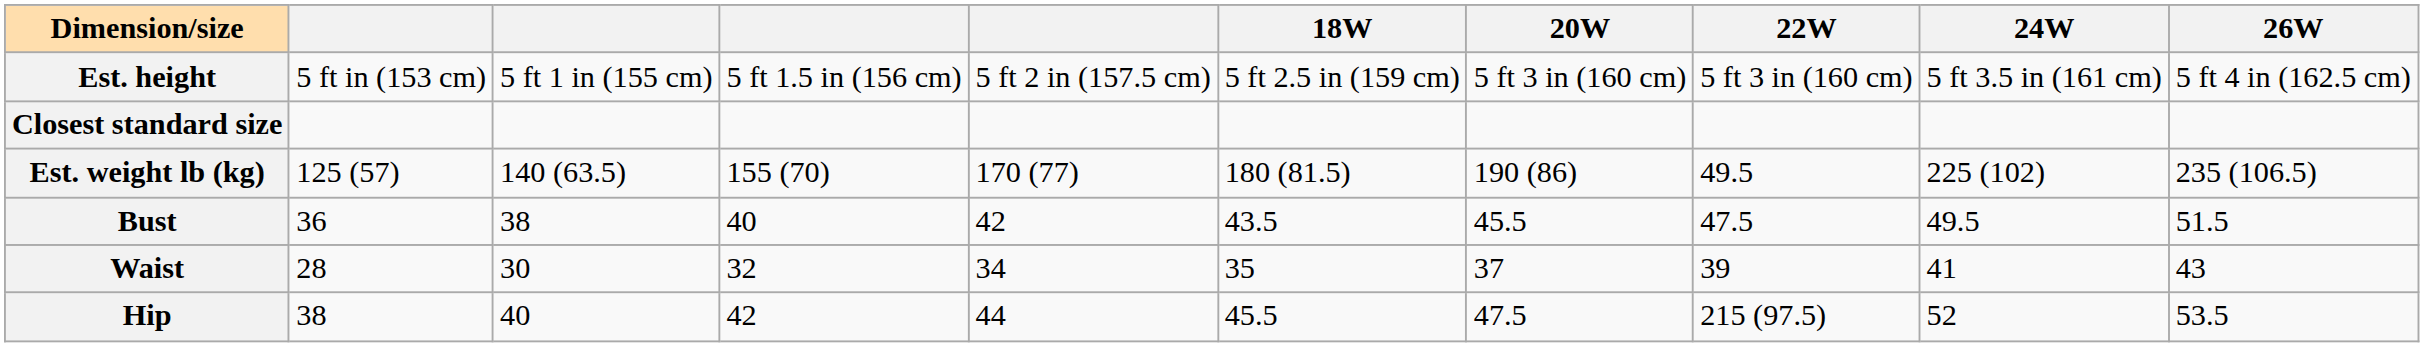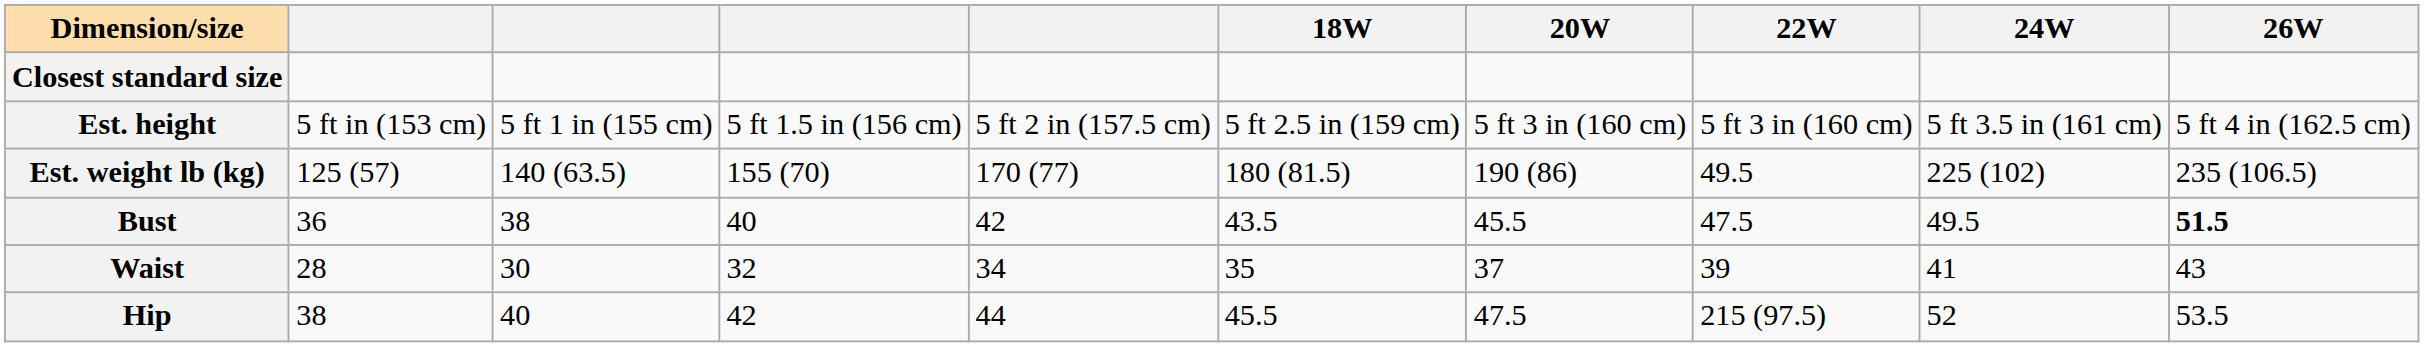rows swapped: (147, 124) <-> (147, 76)
(2202, 220) normal -> (2202, 220) bold
